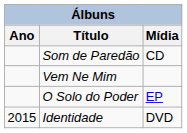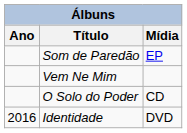(155, 56) CD -> (154, 56) EP
(154, 97) EP -> (155, 97) CD
(22, 117) 2015 -> (22, 117) 2016
